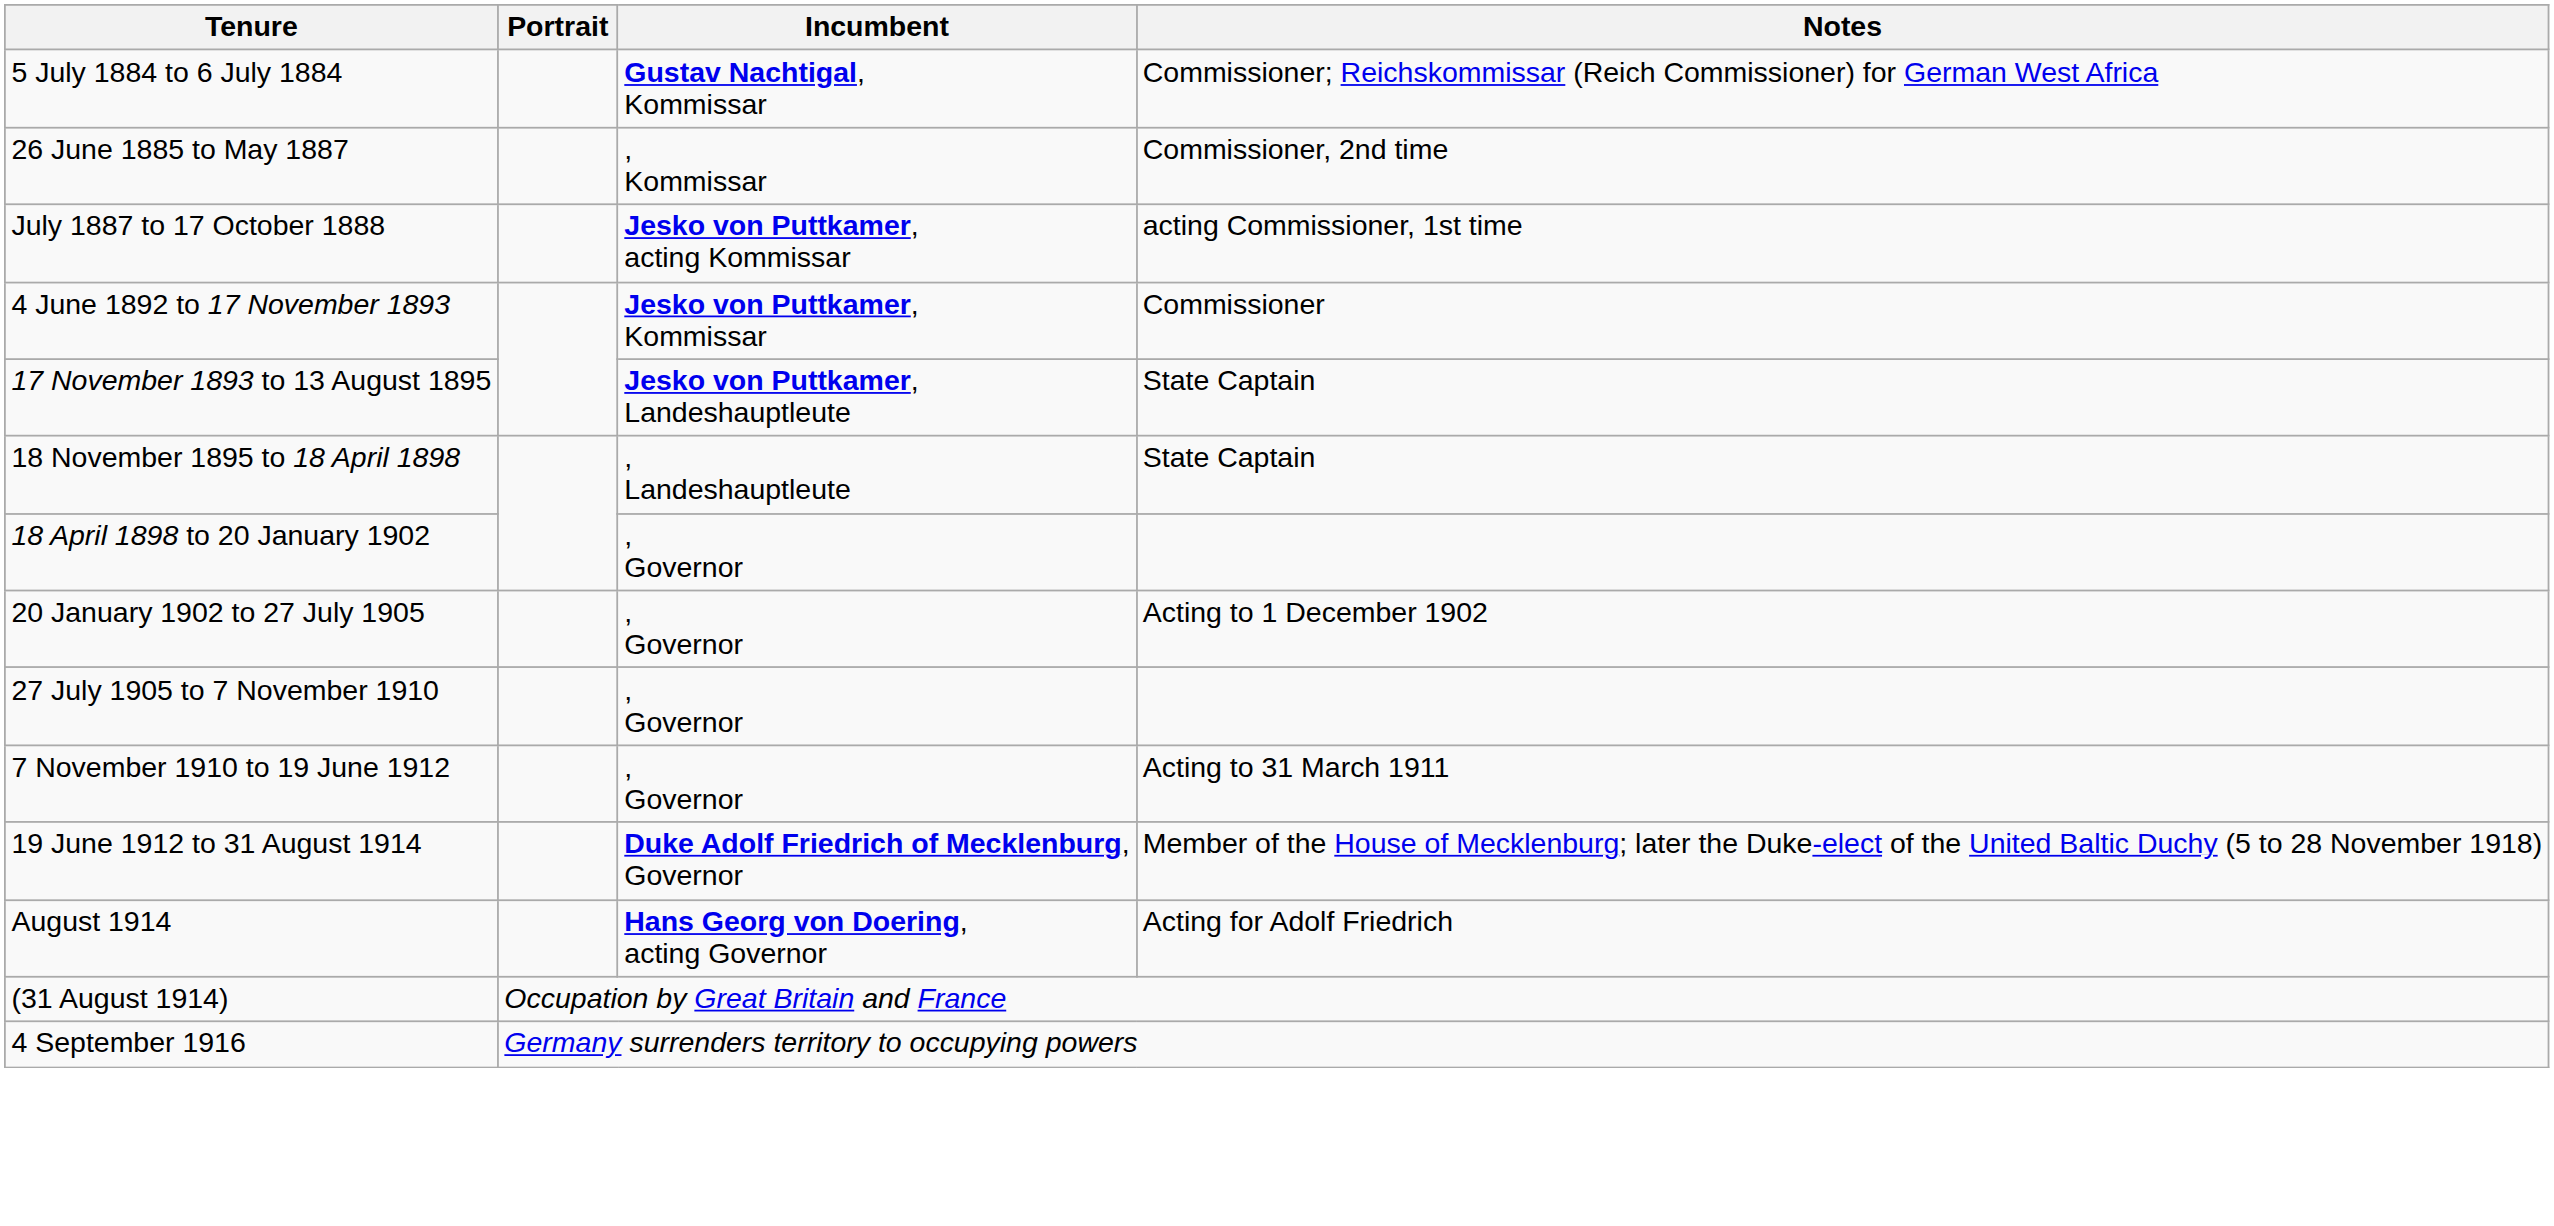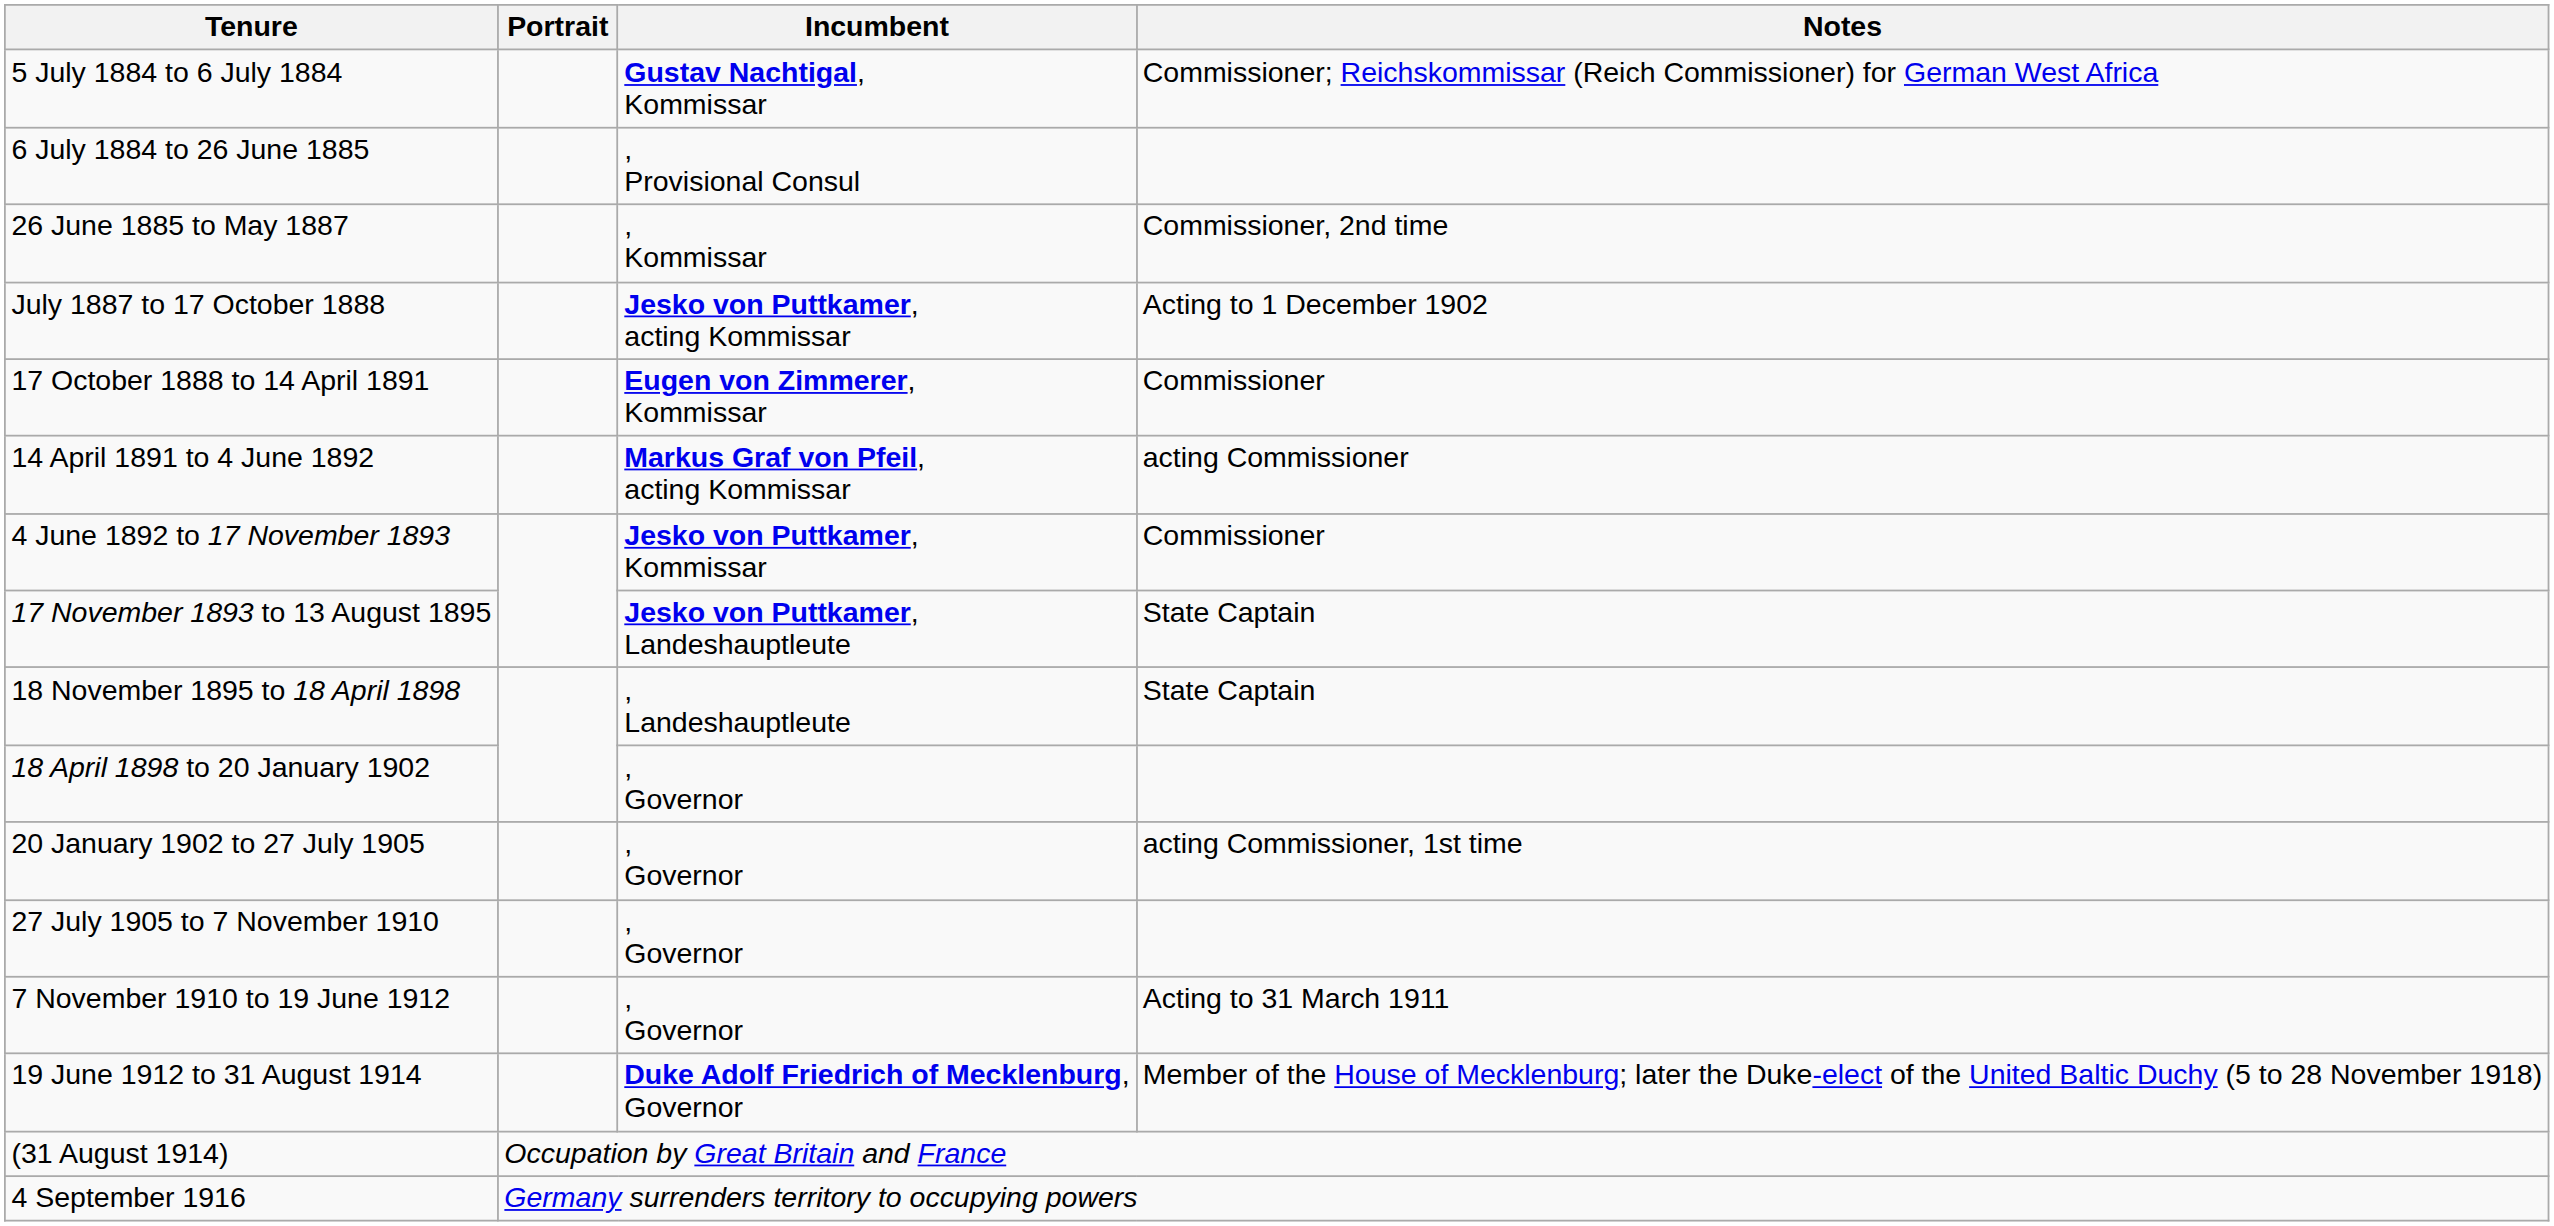+ row: (190, 149)
(1333, 226) acting Commissioner, 1st time -> (1315, 303) Acting to 1 December 1902
+ row: (220, 381)
+ row: (193, 458)
(1315, 612) Acting to 1 December 1902 -> (1333, 844) acting Commissioner, 1st time
- row: (91, 921)
